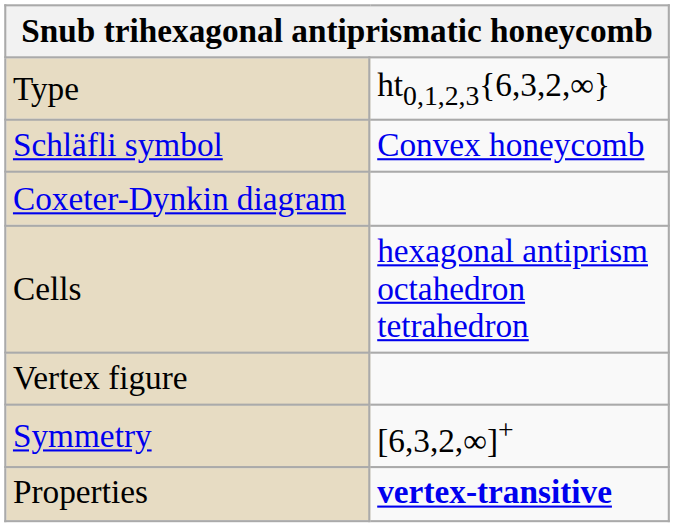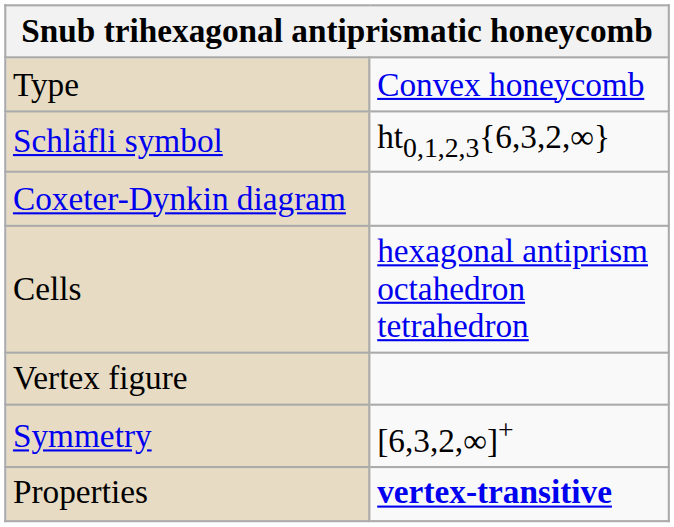(494, 88) ht0,1,2,3{6,3,2,∞} -> (511, 83) Convex honeycomb
(511, 145) Convex honeycomb -> (494, 141) ht0,1,2,3{6,3,2,∞}
